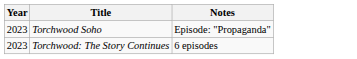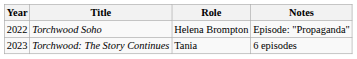+ column: (211, 12)
(17, 29) 2023 -> (17, 29) 2022
